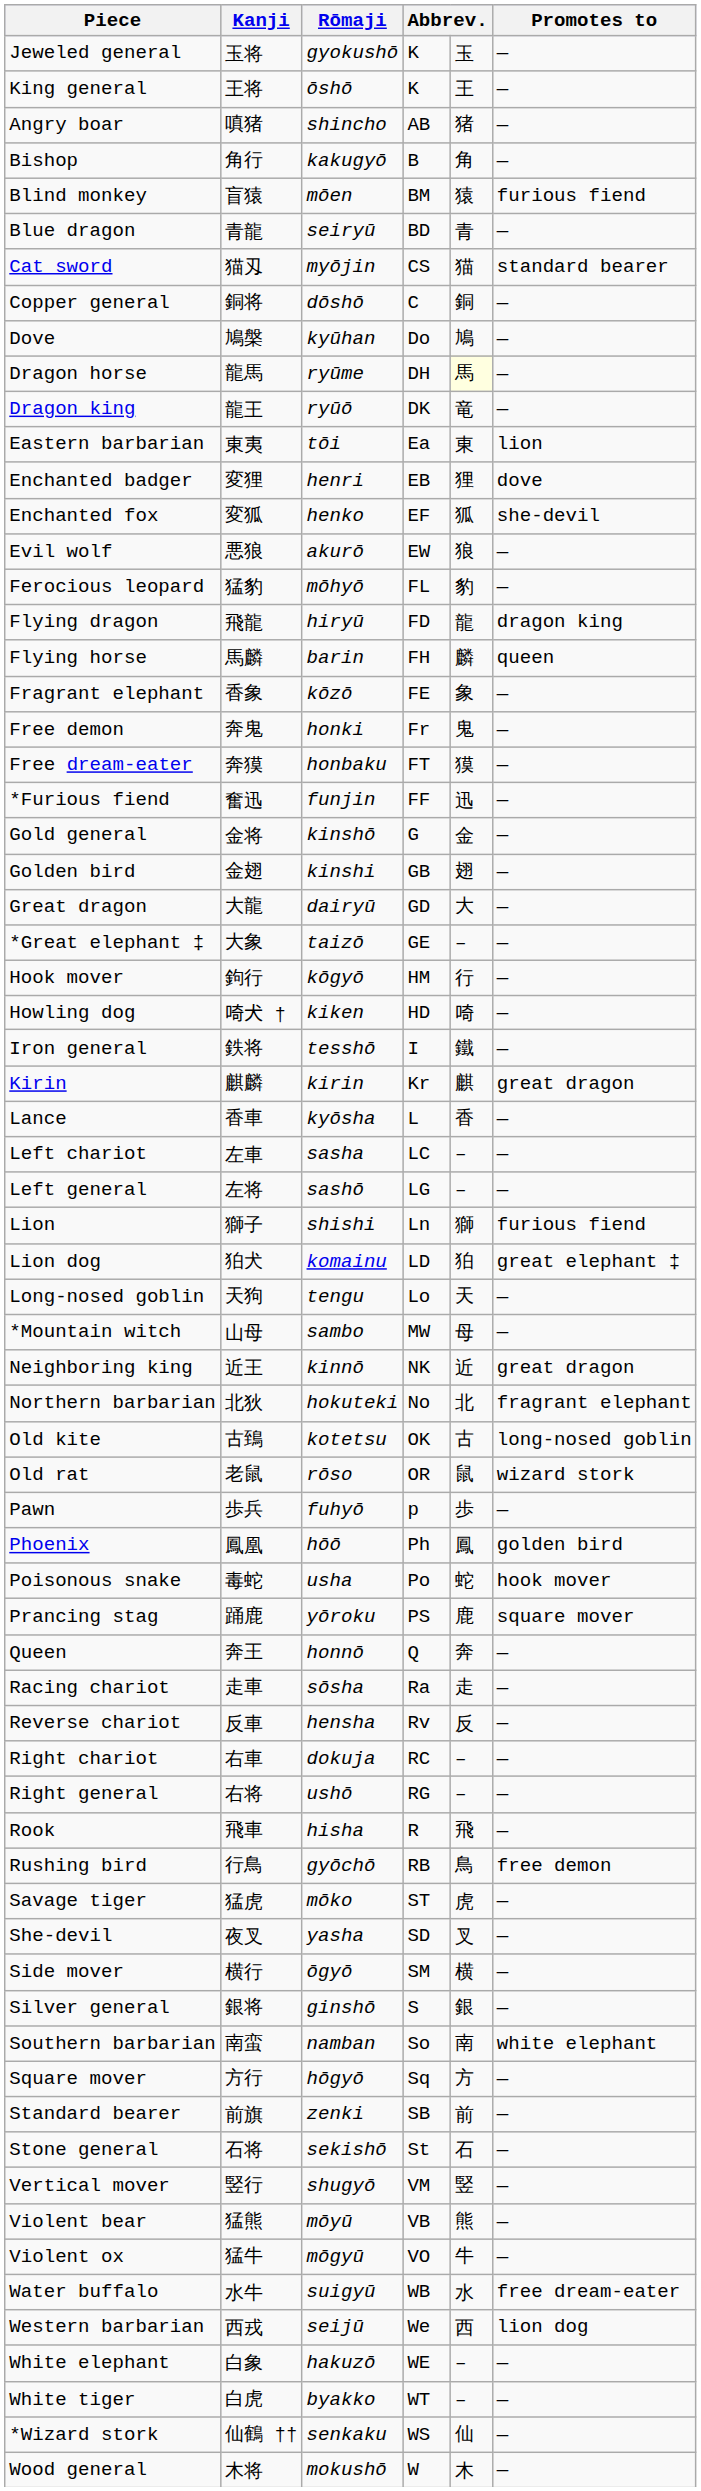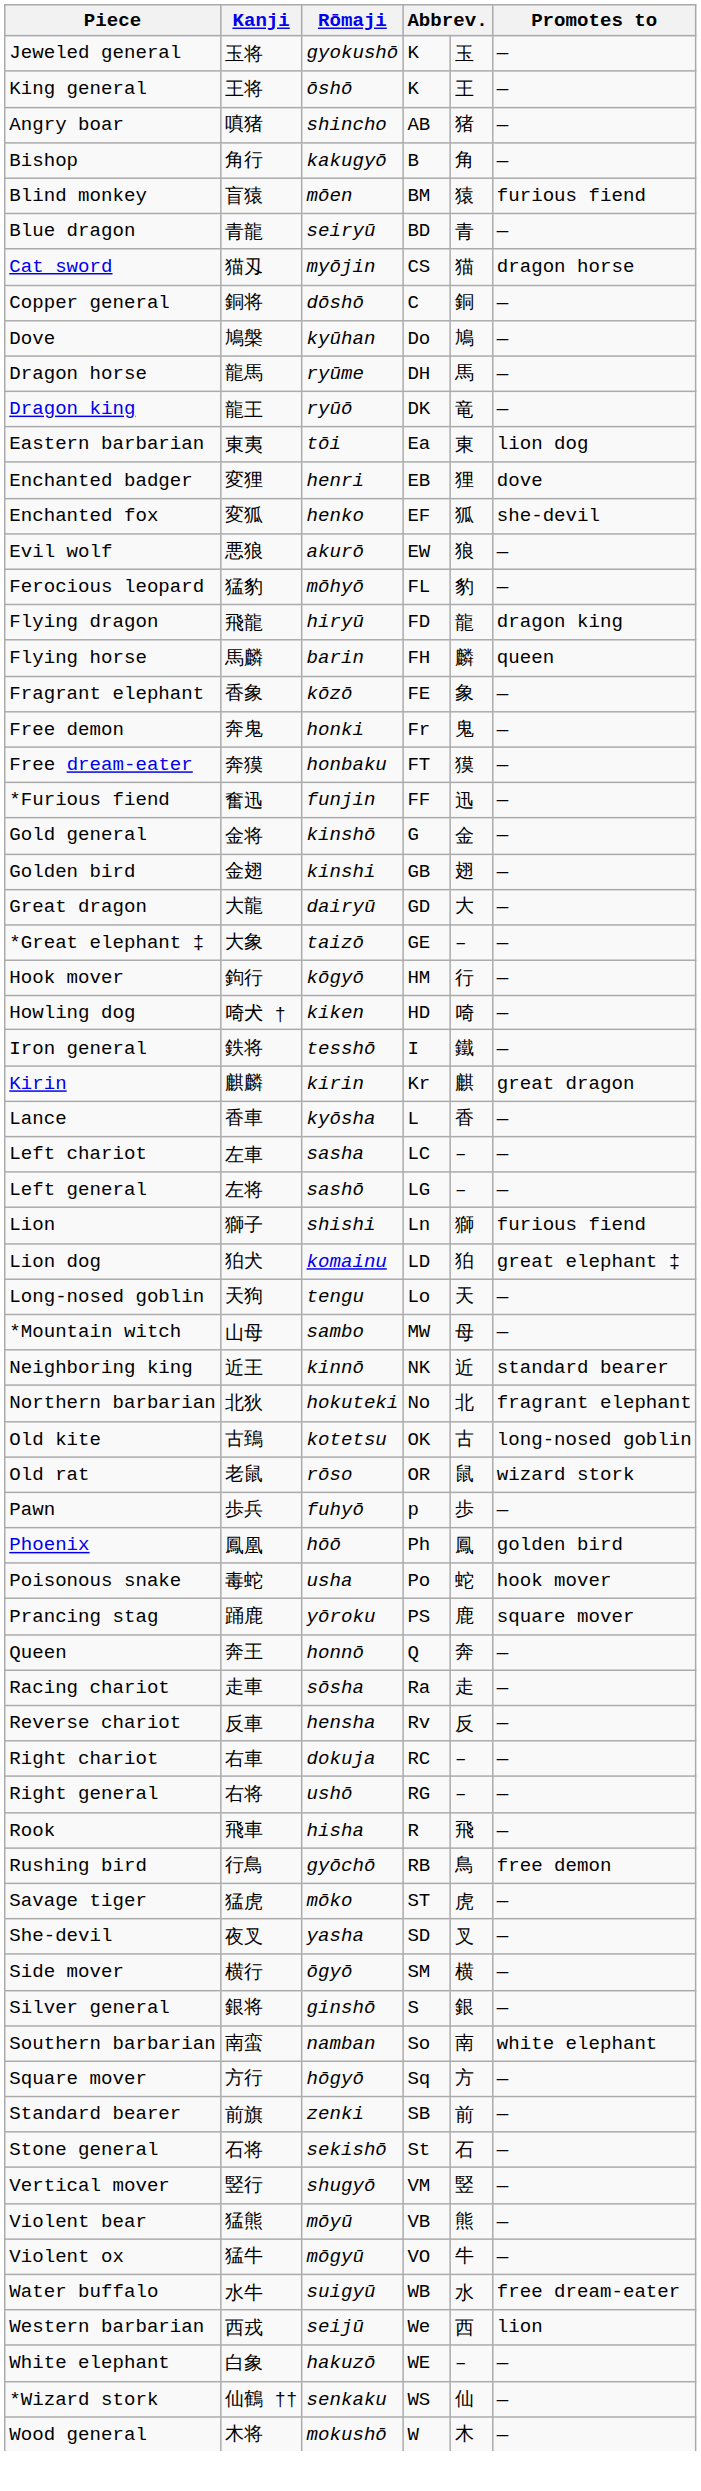(583, 267) standard bearer -> (566, 267) dragon horse
(464, 374) lightyellow background -> (464, 374) no background
(520, 445) lion -> (543, 445) lion dog
(566, 1368) great dragon -> (583, 1368) standard bearer
(543, 2328) lion dog -> (520, 2328) lion
- row: (72, 2399)
